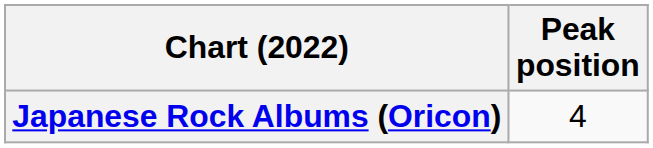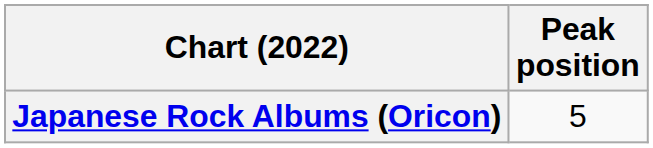(578, 116) 4 -> (578, 116) 5
